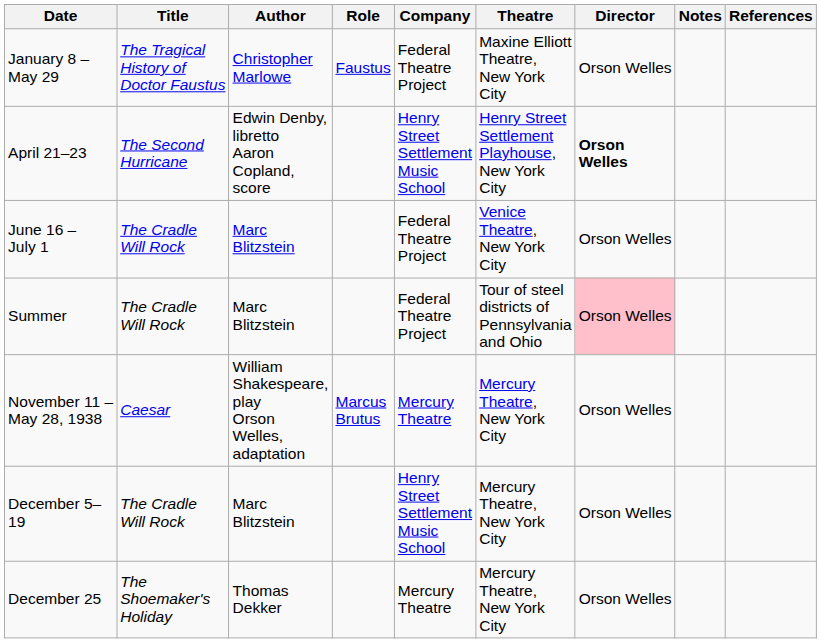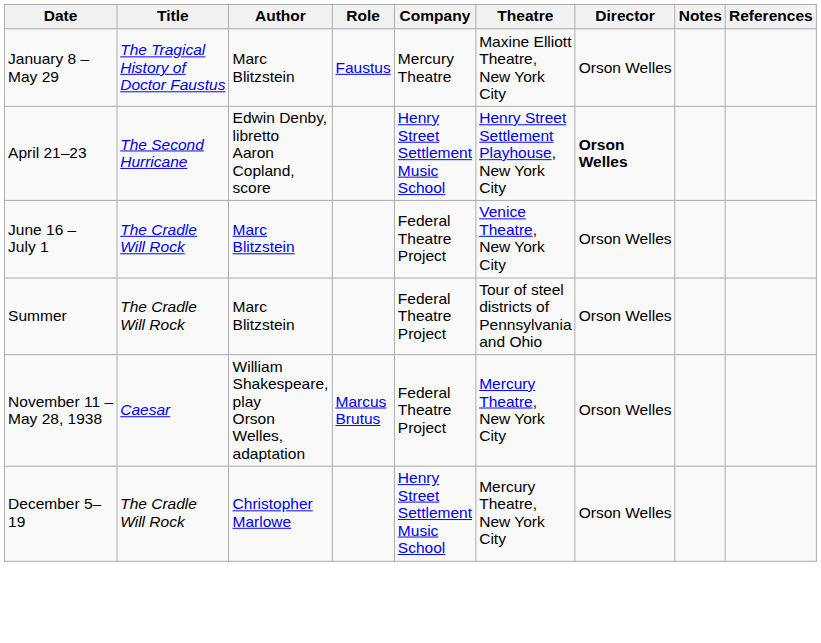(273, 67) Christopher Marlowe -> (264, 67) Marc Blitzstein
(425, 67) Federal Theatre Project -> (426, 67) Mercury Theatre
(625, 316) pink background -> (625, 316) no background
(426, 410) Mercury Theatre -> (425, 410) Federal Theatre Project
(264, 513) Marc Blitzstein -> (273, 513) Christopher Marlowe
- row: (55, 599)
